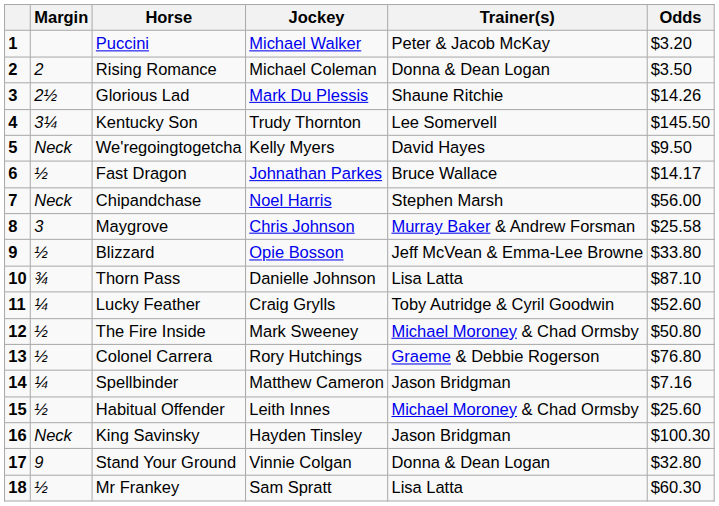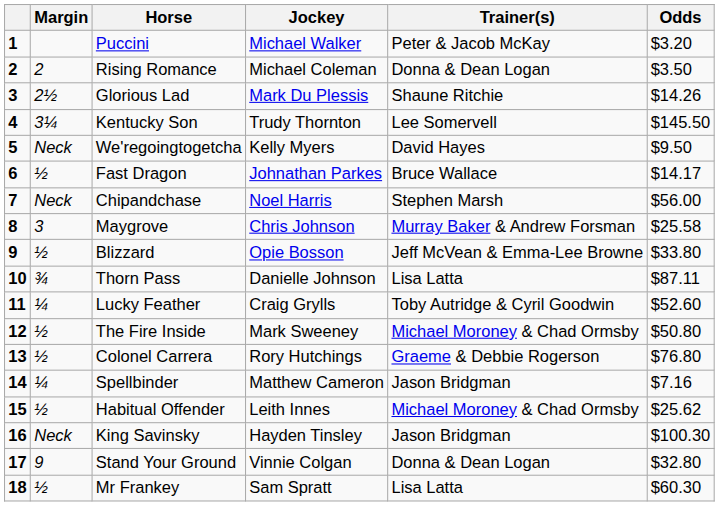(676, 278) $87.10 -> (675, 278) $87.11
(676, 409) $25.60 -> (676, 409) $25.62
